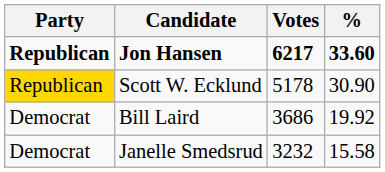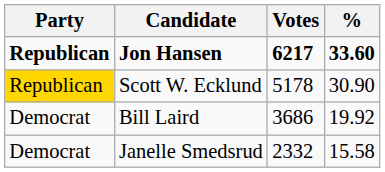(293, 150) 3232 -> (293, 150) 2332
